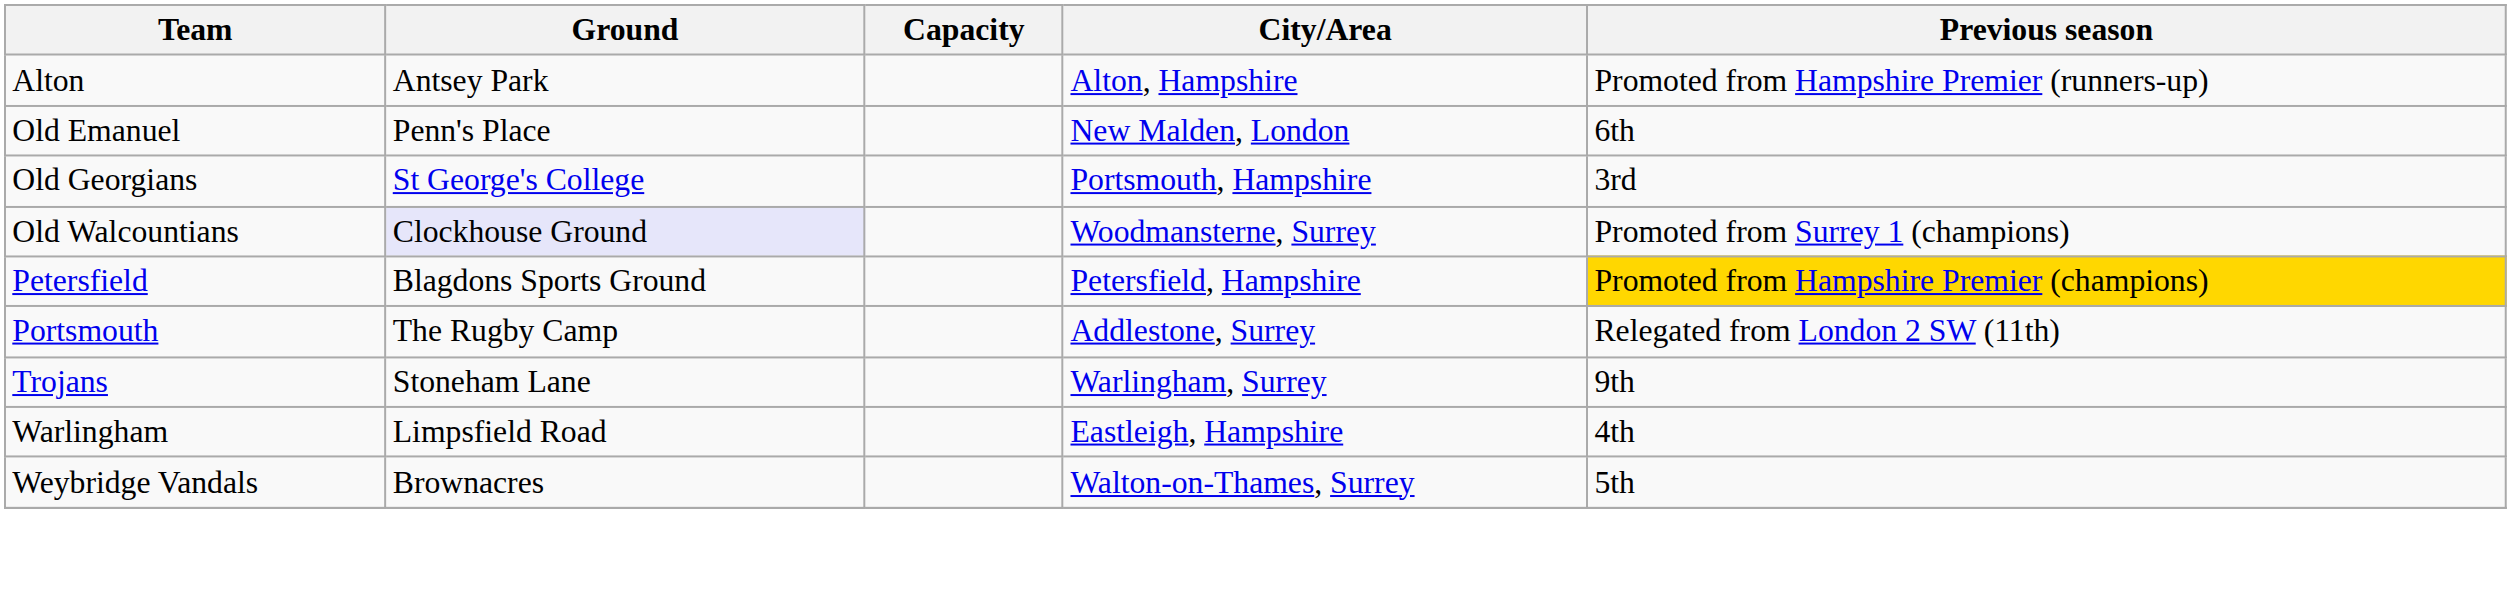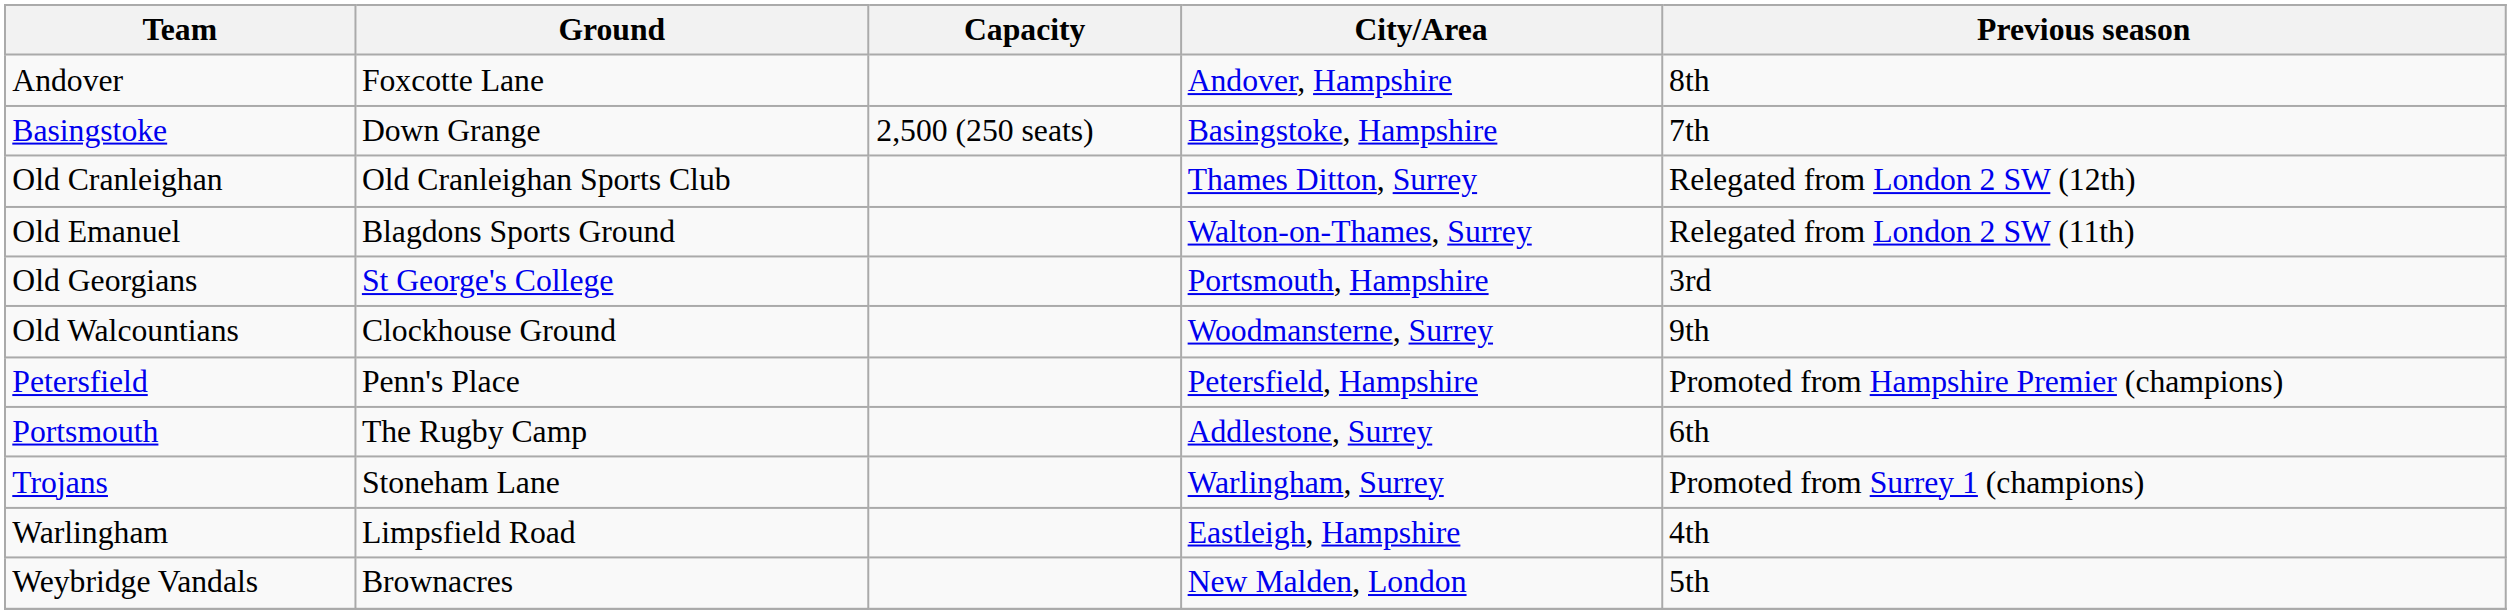- row: (48, 79)
+ row: (68, 79)
+ row: (90, 130)
+ row: (117, 180)
(472, 130) Penn's Place -> (519, 230) Blagdons Sports Ground
(1210, 130) New Malden, London -> (1360, 230) Walton-on-Thames, Surrey
(1615, 130) 6th -> (1902, 230) Relegated from London 2 SW (11th)
(520, 230) lavender background -> (489, 331) no background
(1832, 230) Promoted from Surrey 1 (champions) -> (1689, 331) 9th
(549, 280) Blagdons Sports Ground -> (441, 381) Penn's Place
(1902, 280) gold background -> (1976, 381) no background
(1827, 331) Relegated from London 2 SW (11th) -> (1689, 431) 6th
(1615, 381) 9th -> (1907, 481) Promoted from Surrey 1 (champions)
(1243, 481) Walton-on-Thames, Surrey -> (1327, 582) New Malden, London
